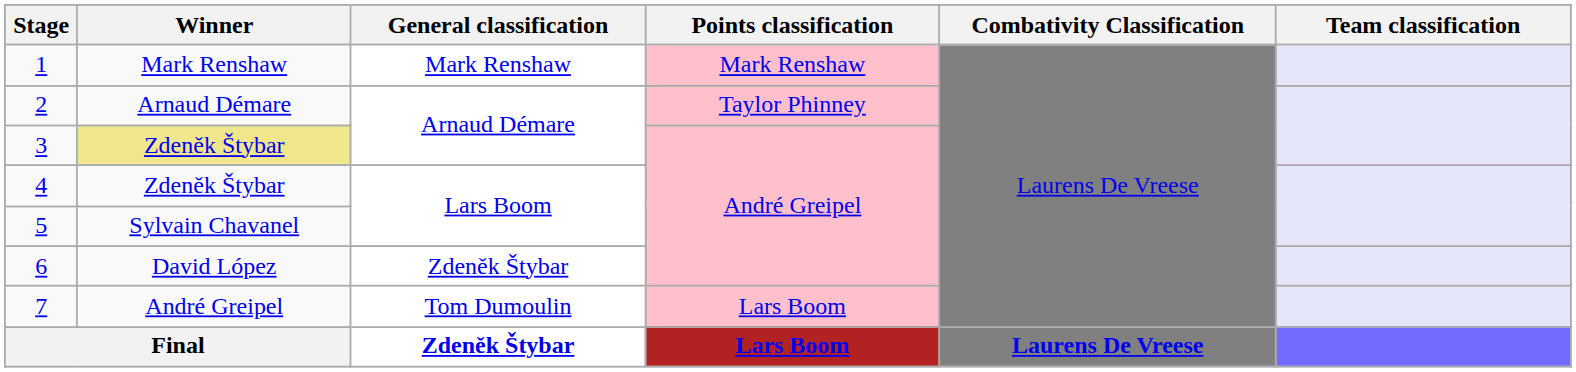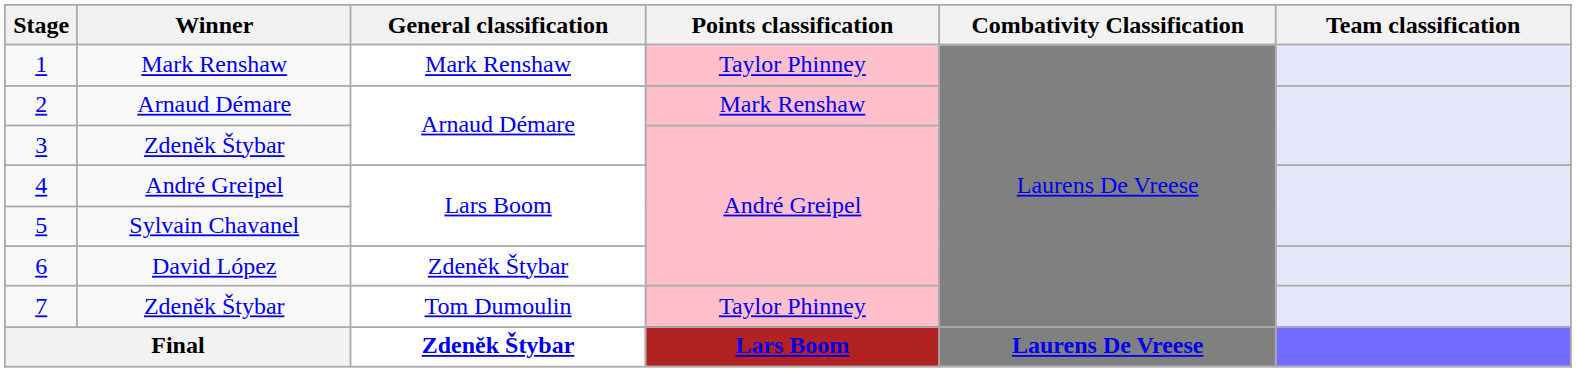(792, 65) Mark Renshaw -> (792, 65) Taylor Phinney
(792, 105) Taylor Phinney -> (792, 105) Mark Renshaw
(214, 145) khaki background -> (214, 145) no background
(214, 185) Zdeněk Štybar -> (214, 185) André Greipel
(214, 306) André Greipel -> (214, 306) Zdeněk Štybar
(792, 306) Lars Boom -> (792, 306) Taylor Phinney
